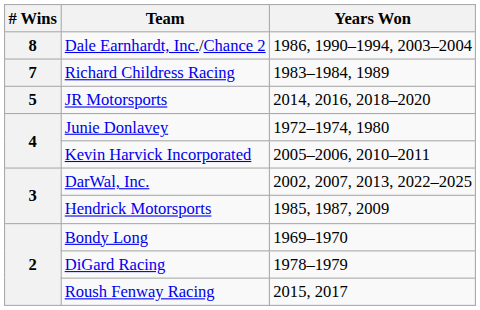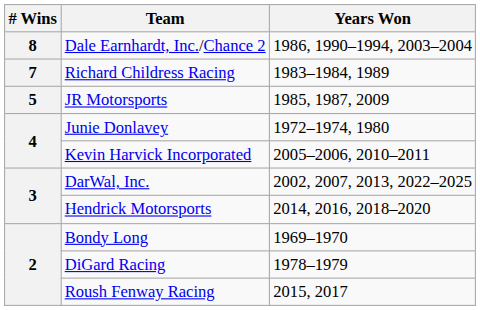(352, 100) 2014, 2016, 2018–2020 -> (331, 100) 1985, 1987, 2009
(331, 209) 1985, 1987, 2009 -> (352, 209) 2014, 2016, 2018–2020
